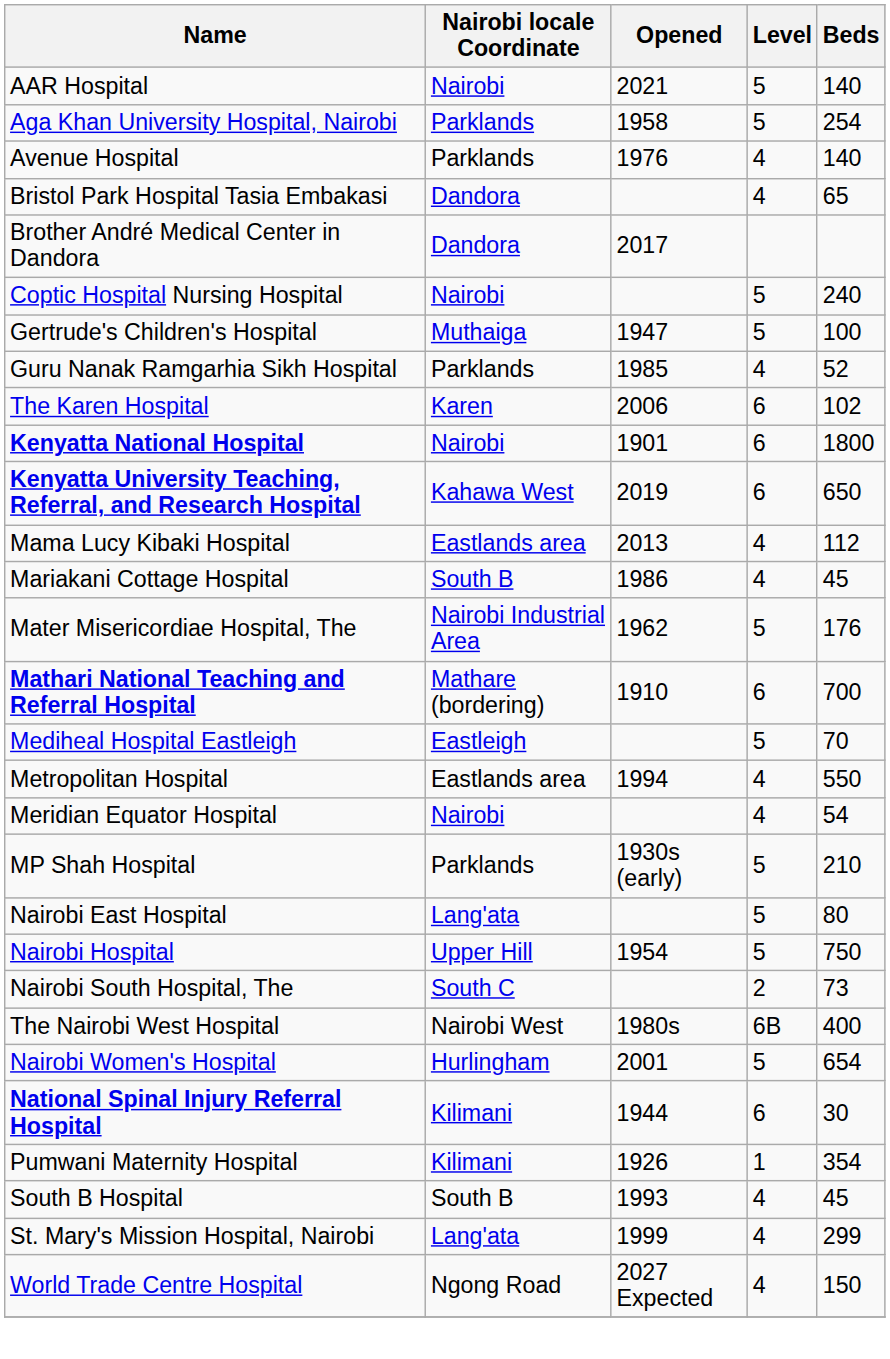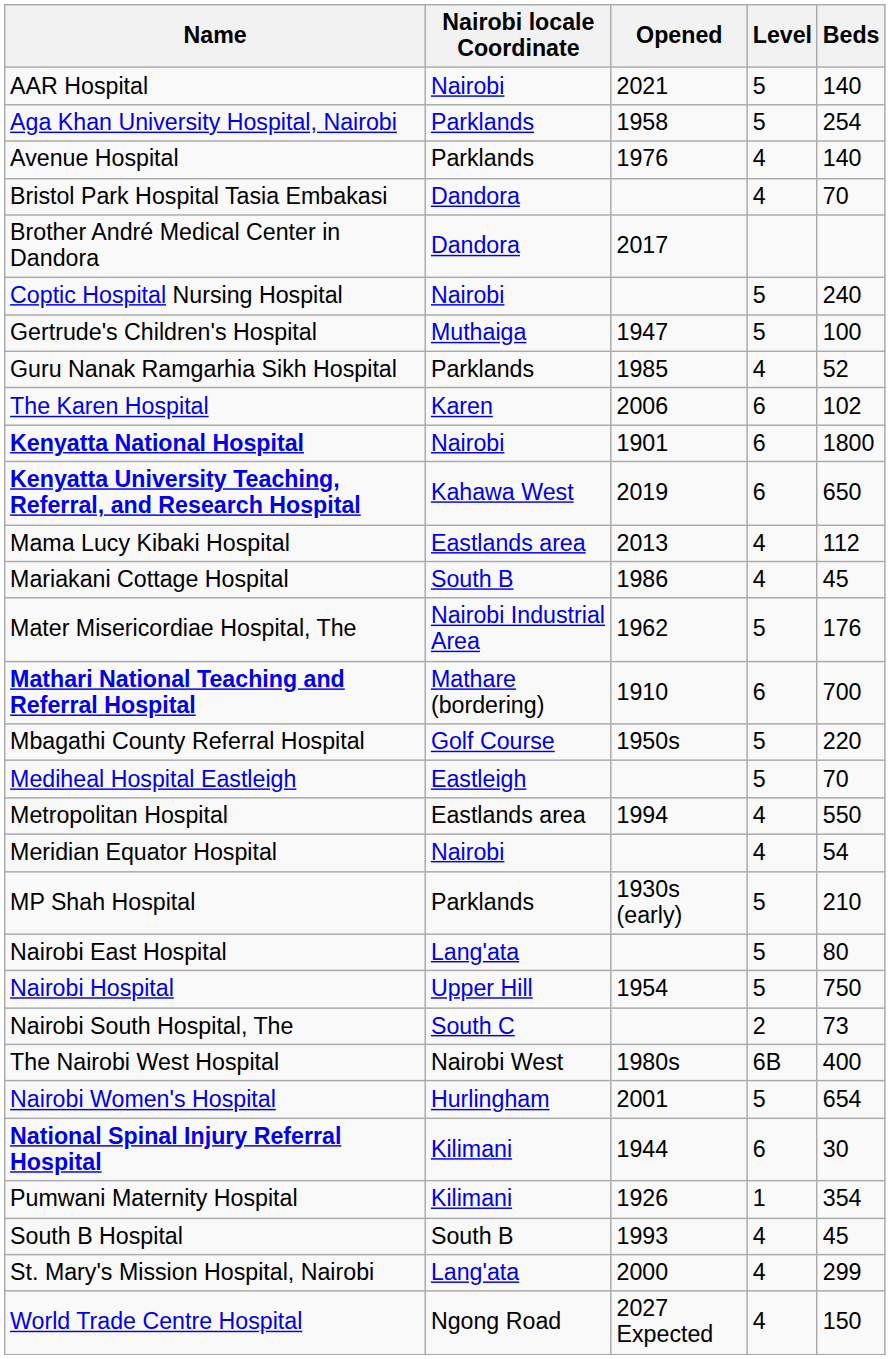(836, 196) 65 -> (836, 196) 70
+ row: (187, 742)
(642, 1235) 1999 -> (642, 1272) 2000
